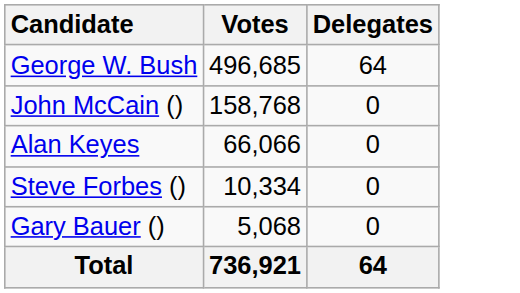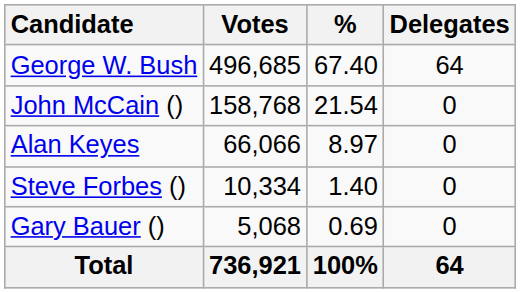+ column: (345, 24)
